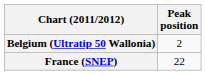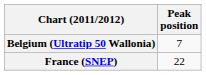(179, 43) 2 -> (179, 43) 7
